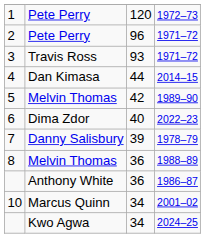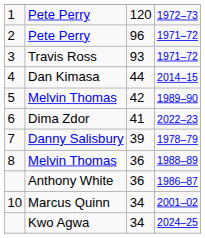(137, 118) 40 -> (137, 118) 41
